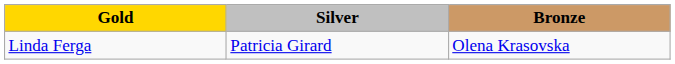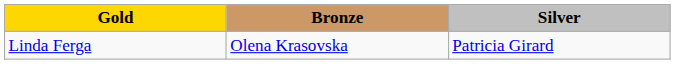columns swapped: (337, 18) <-> (559, 18)
